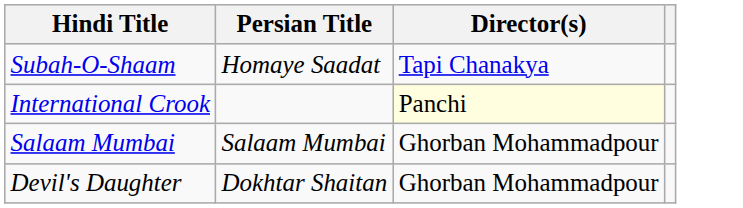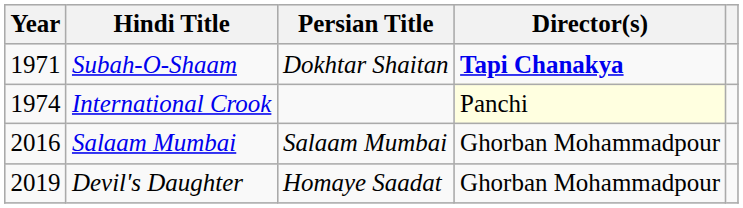+ column: (35, 24)
(301, 63) Homaye Saadat -> (366, 63) Dokhtar Shaitan
(474, 63) normal -> (542, 63) bold
(304, 182) Dokhtar Shaitan -> (362, 182) Homaye Saadat
